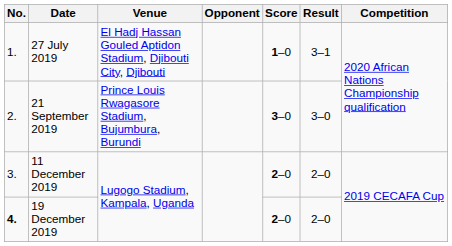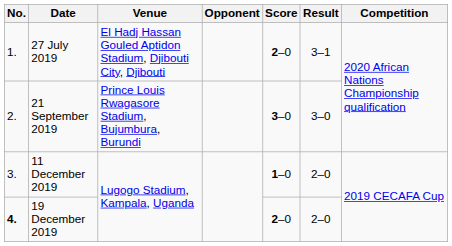(281, 51) 1–0 -> (281, 51) 2–0
(281, 174) 2–0 -> (281, 174) 1–0
